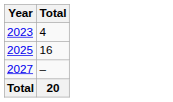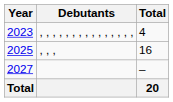+ column: (87, 13)
